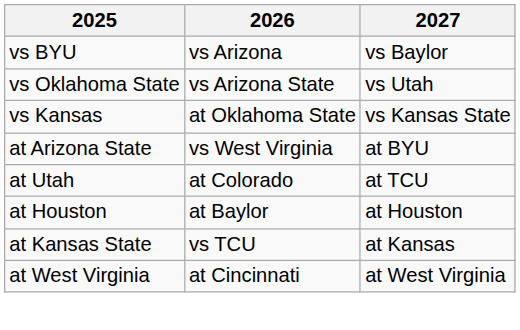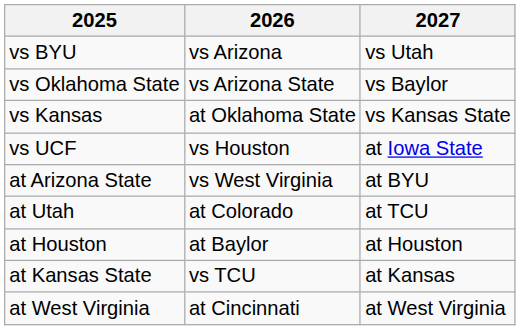(407, 52) vs Baylor -> (399, 52) vs Utah
(399, 84) vs Utah -> (407, 84) vs Baylor
+ row: (43, 148)
